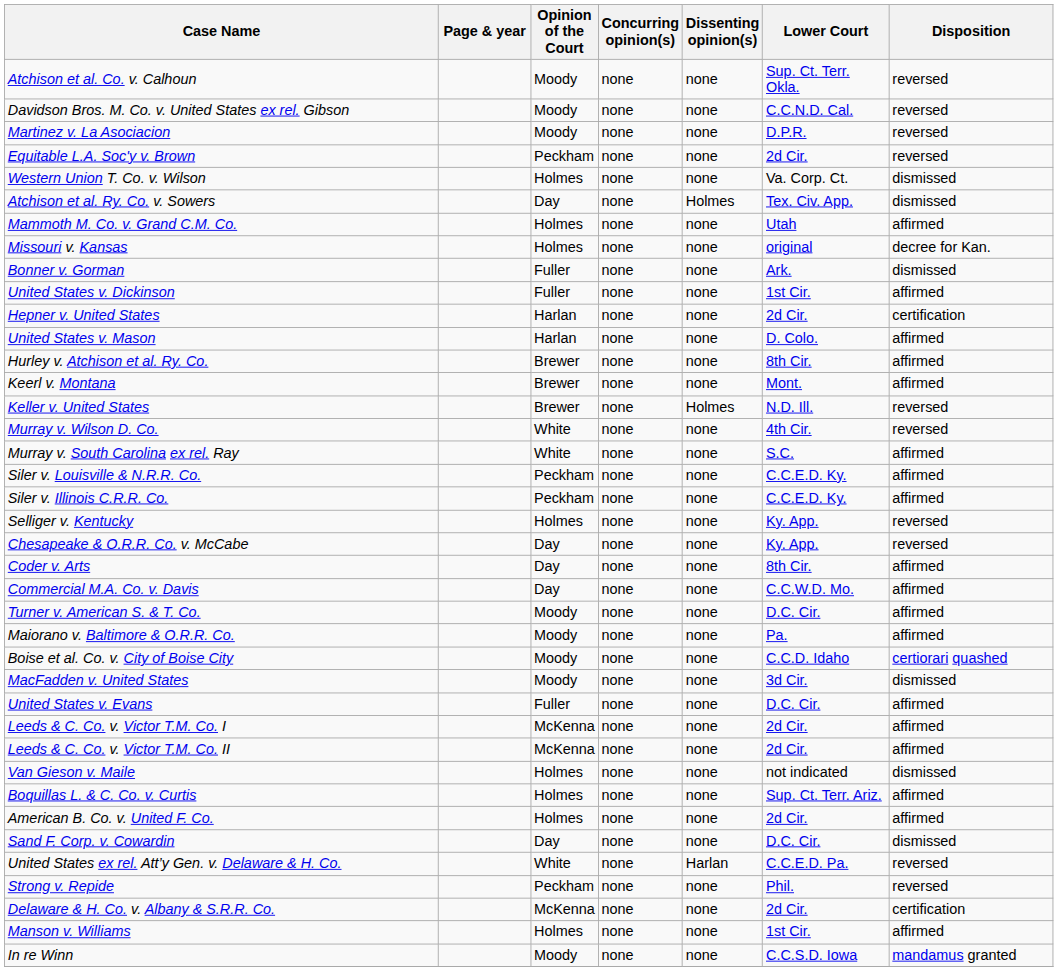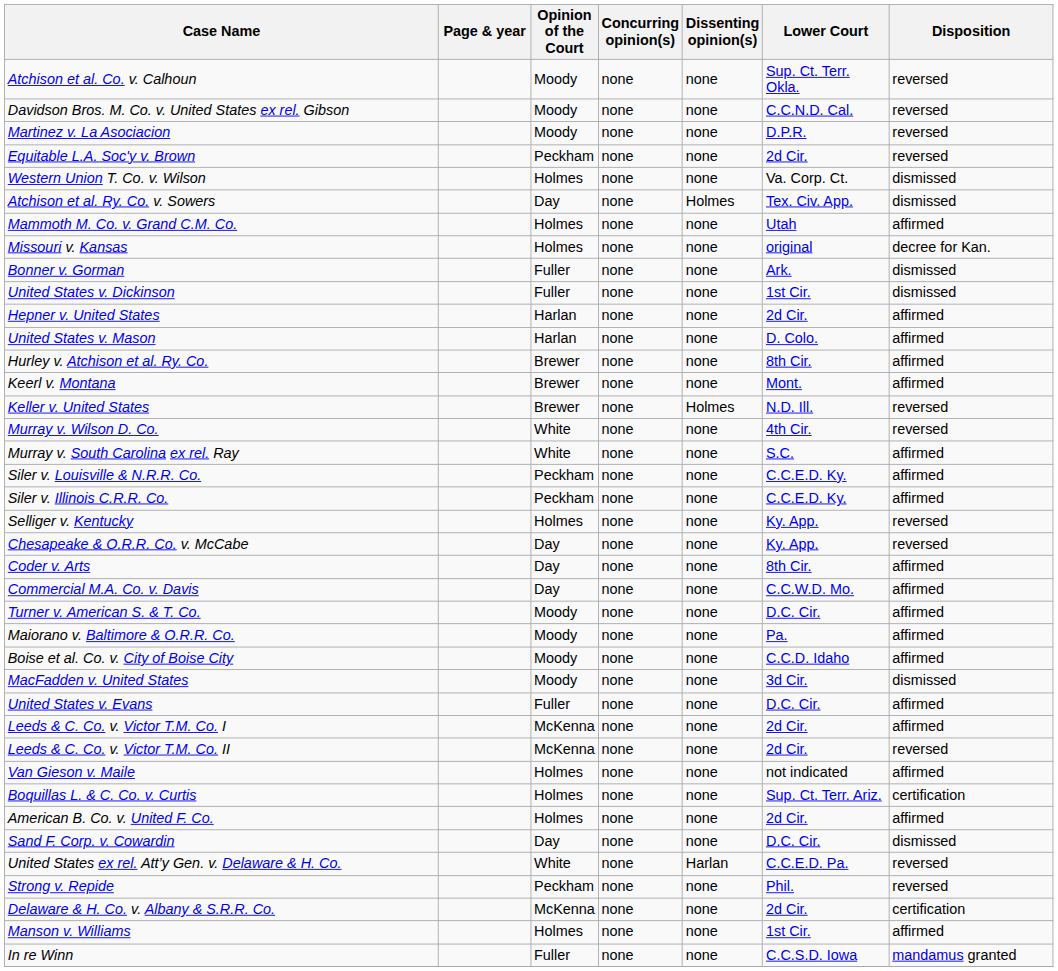(918, 292) affirmed -> (924, 292) dismissed
(929, 315) certification -> (918, 315) affirmed
(950, 658) certiorari quashed -> (918, 658) affirmed
(918, 749) affirmed -> (920, 749) reversed
(924, 772) dismissed -> (918, 772) affirmed
(918, 795) affirmed -> (929, 795) certification
(556, 955) Moody -> (552, 955) Fuller
